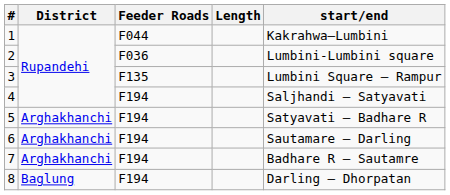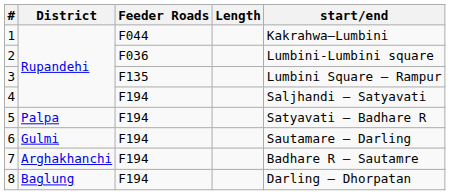(67, 118) Arghakhanchi -> (40, 118) Palpa
(67, 138) Arghakhanchi -> (40, 138) Gulmi
